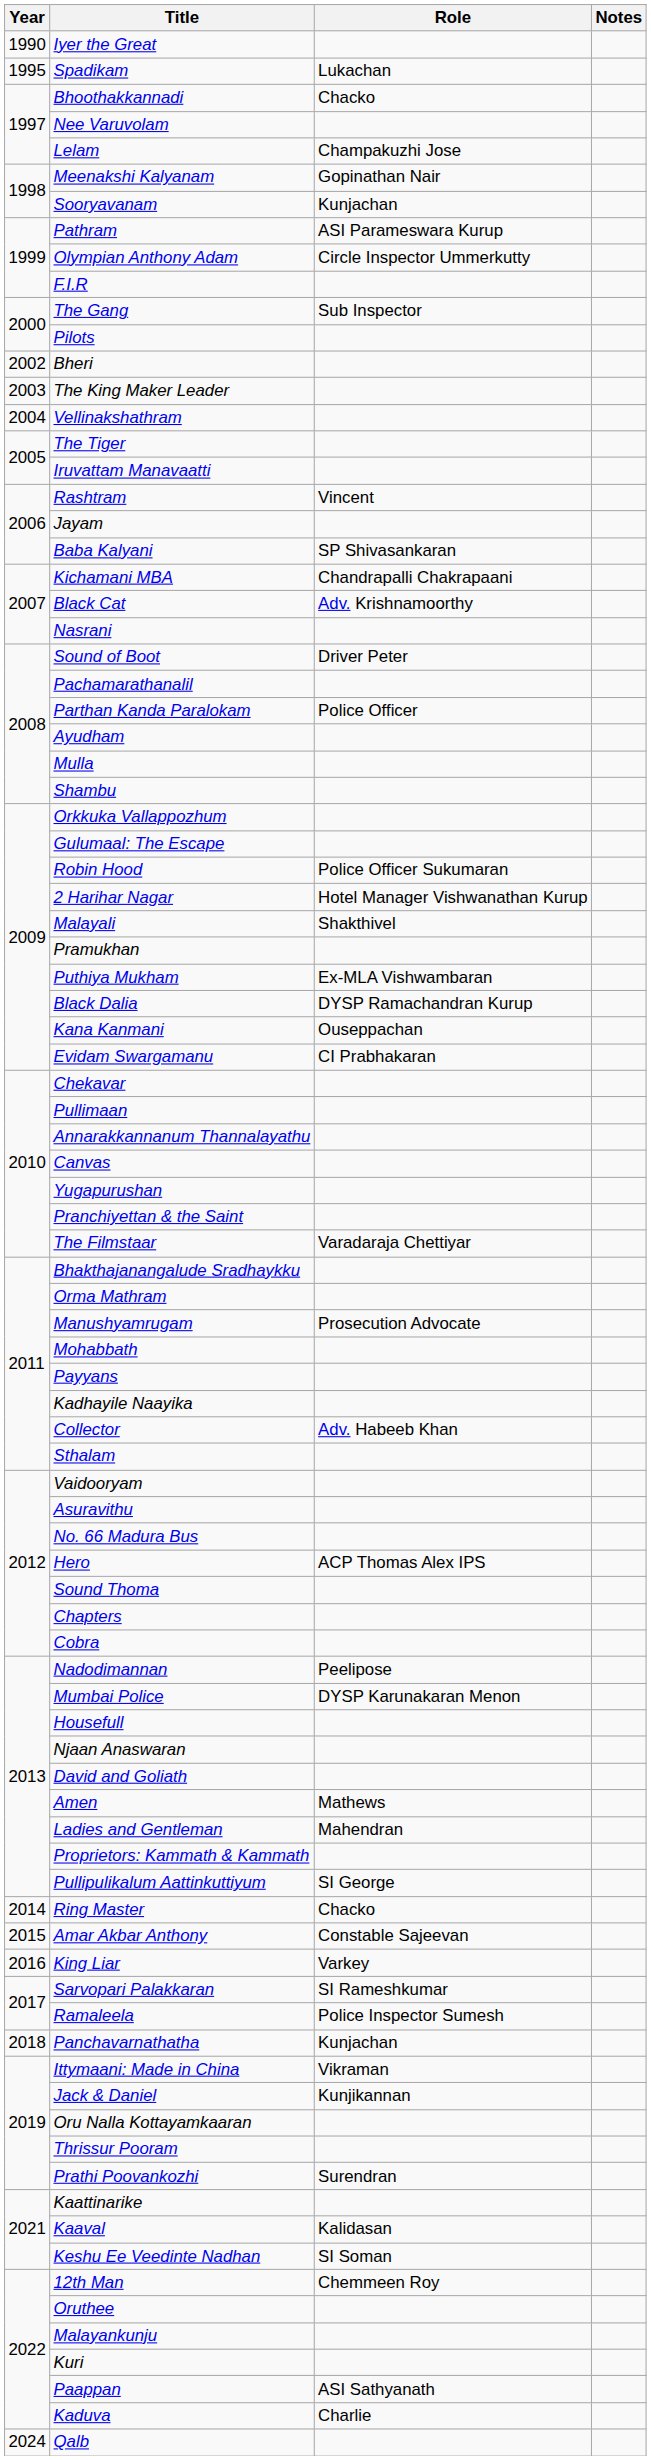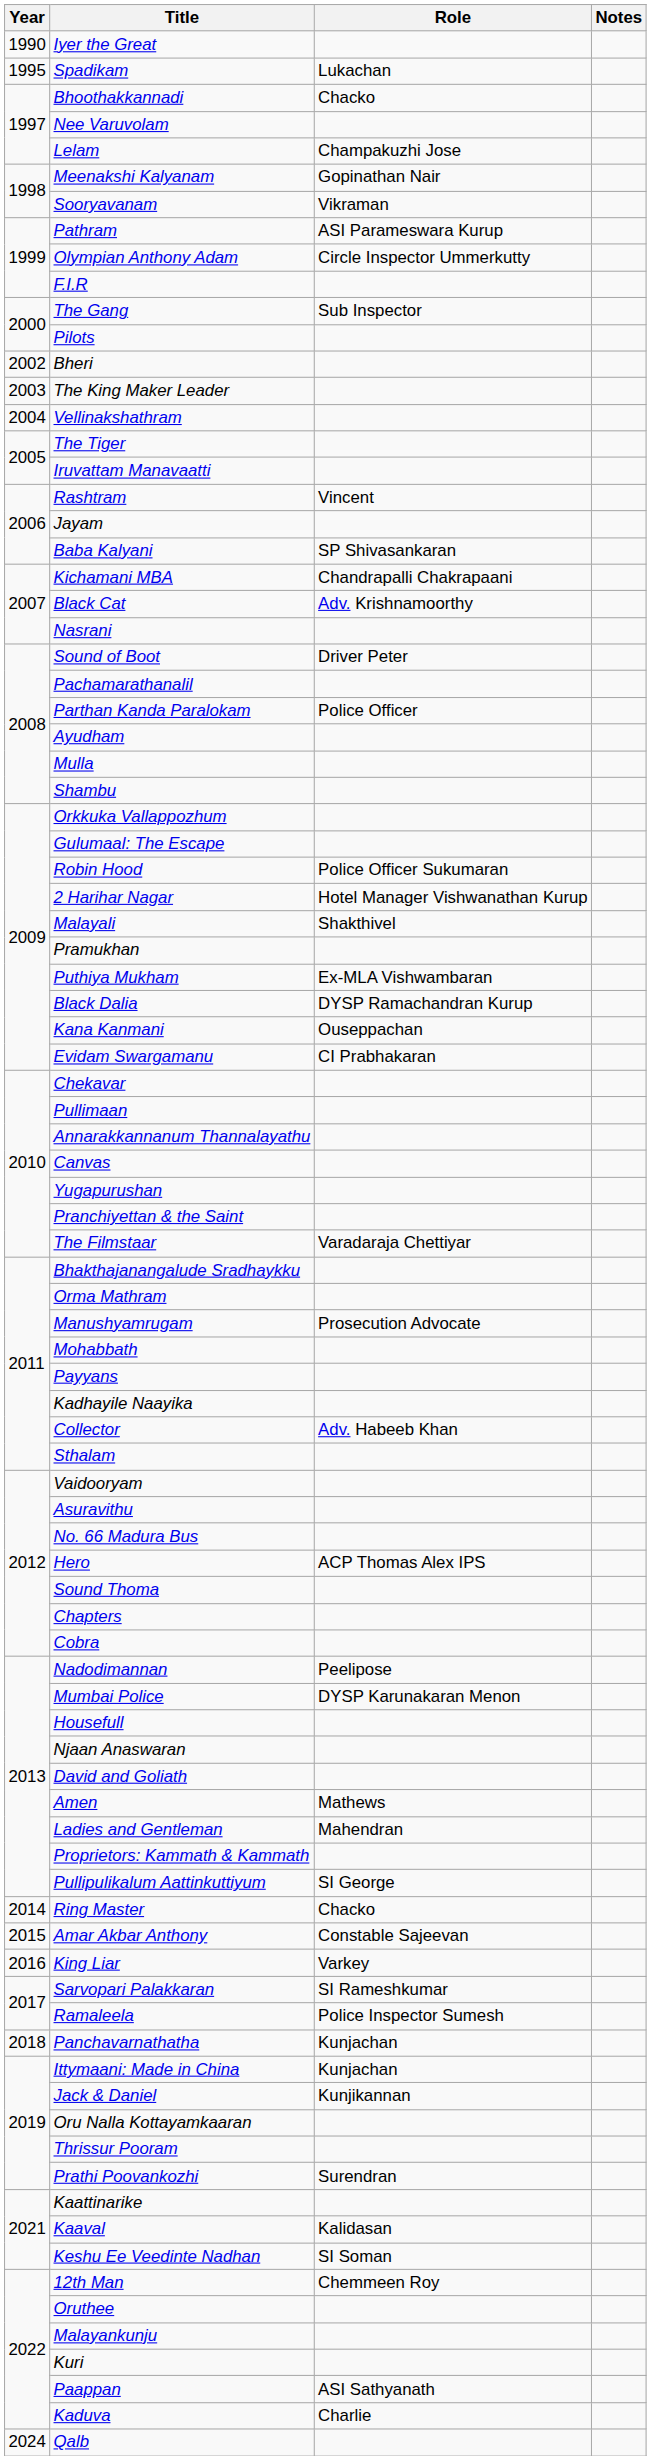(358, 204) Kunjachan -> (353, 204) Vikraman
(353, 2069) Vikraman -> (358, 2069) Kunjachan
